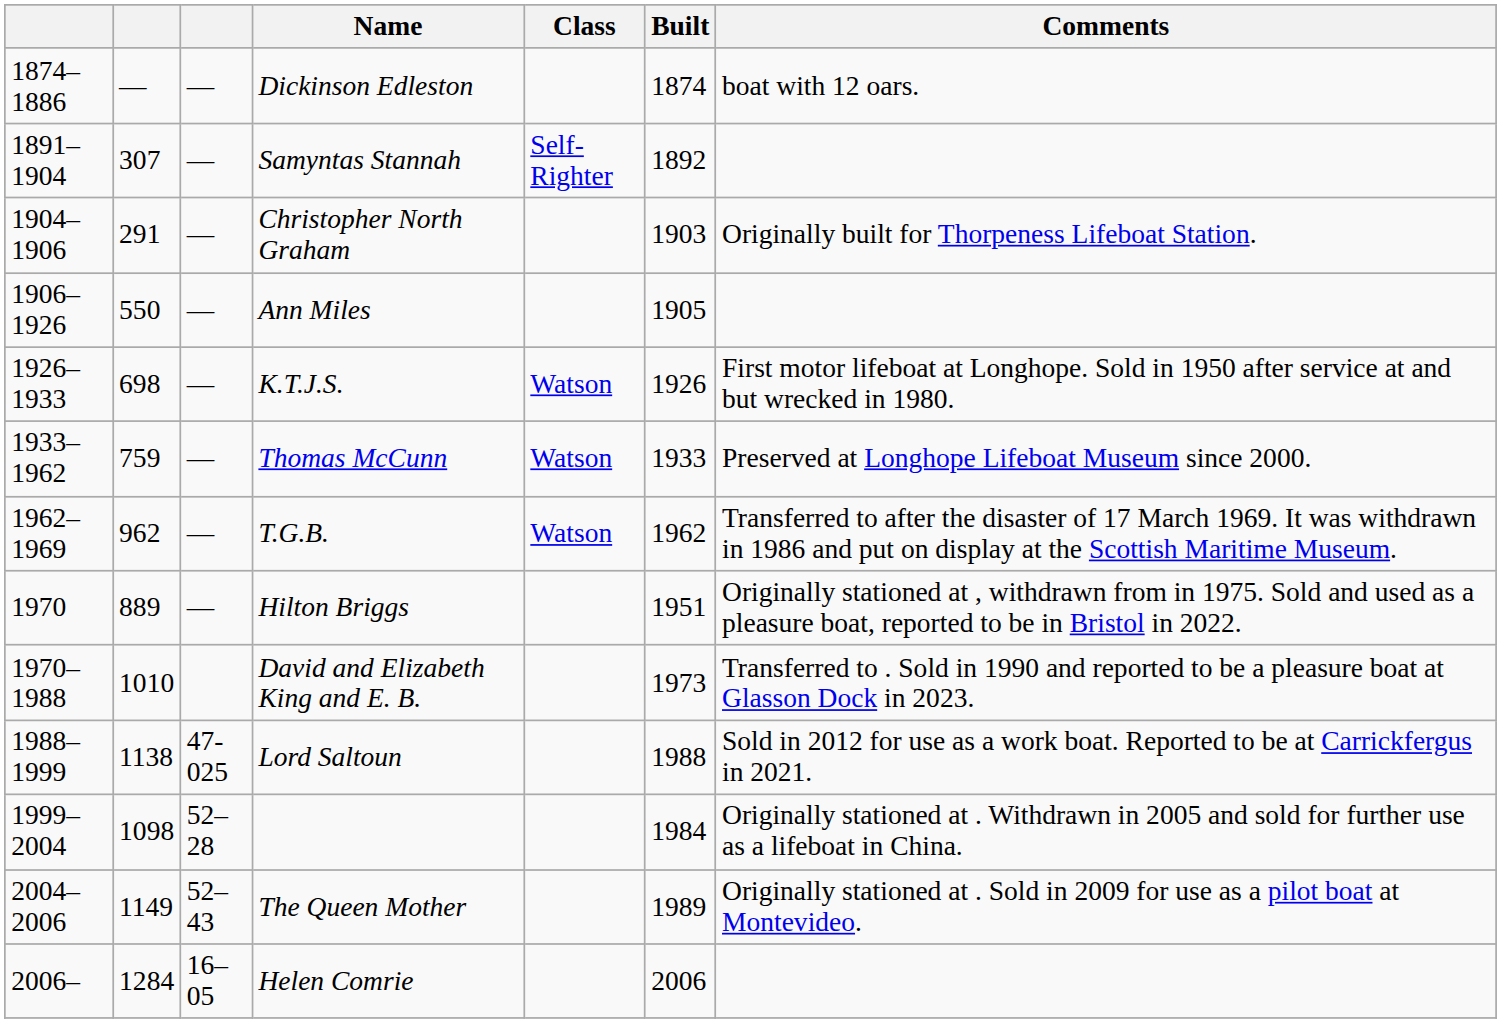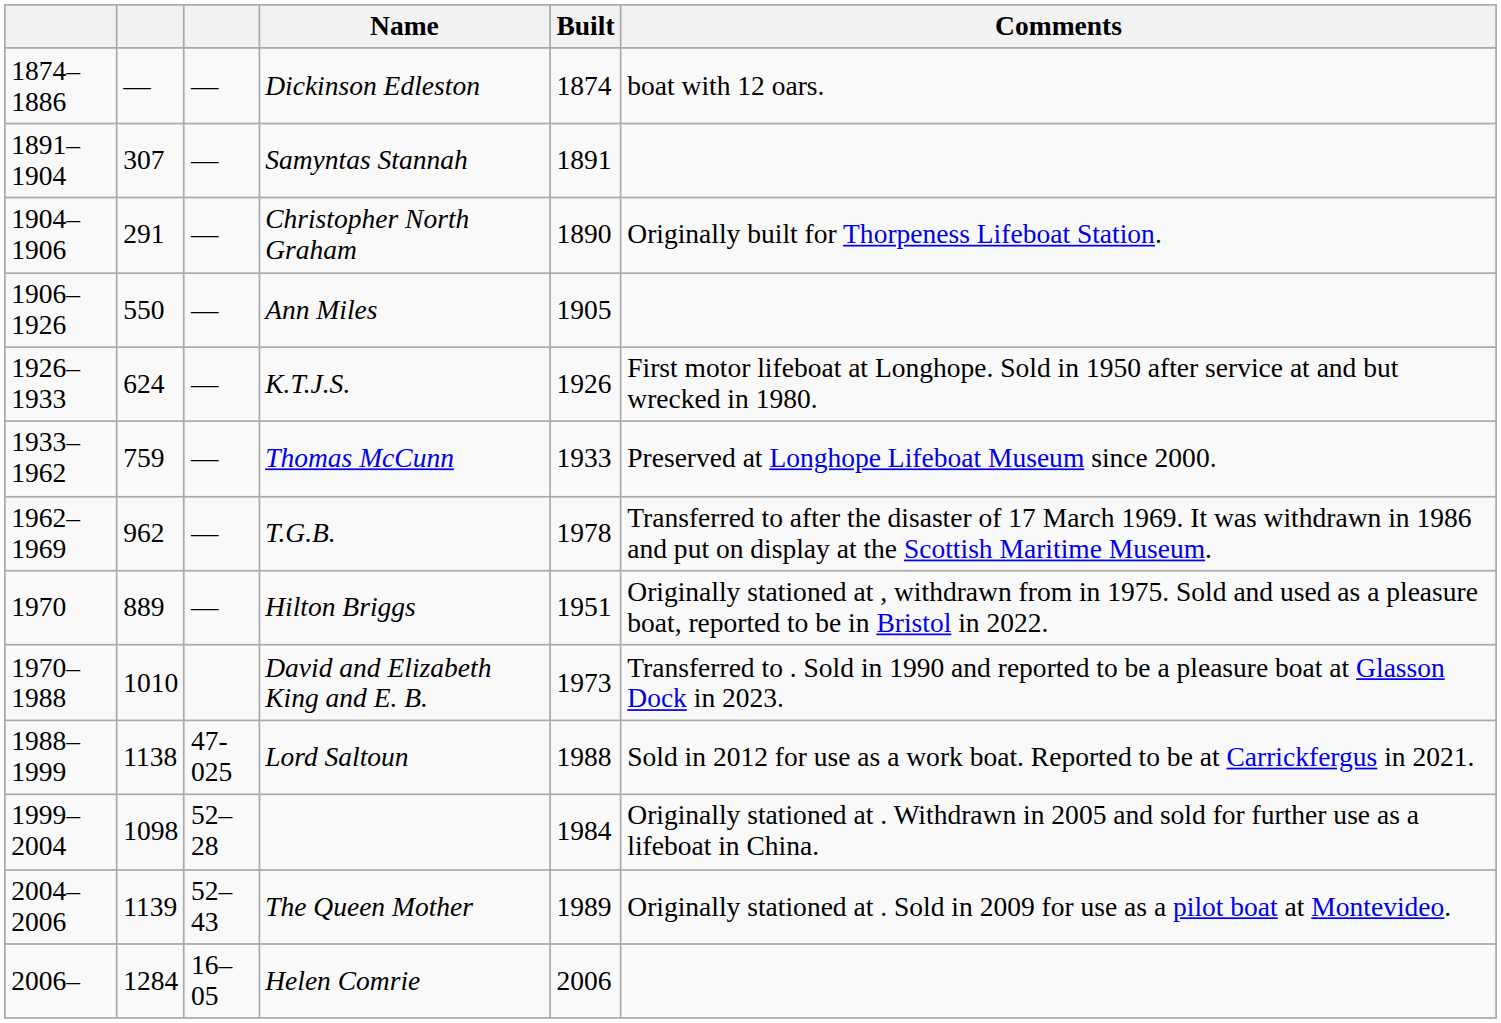- column: (584, 26)
(679, 160) 1892 -> (584, 160) 1891
(679, 234) 1903 -> (584, 234) 1890
(140, 383) 698 -> (144, 383) 624
(679, 533) 1962 -> (584, 533) 1978
(146, 906) 1149 -> (150, 906) 1139
